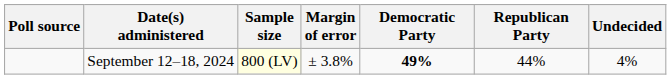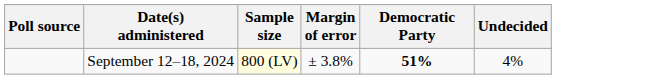- column: (531, 26)
(417, 61) 49% -> (417, 61) 51%
